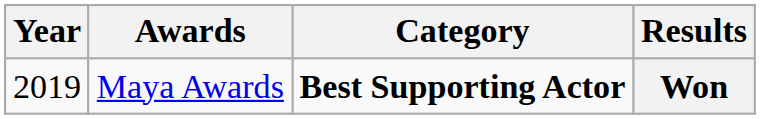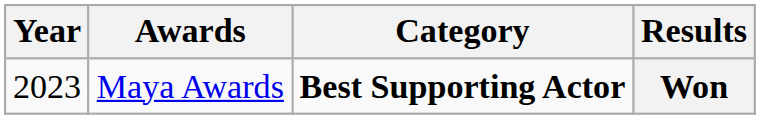(47, 85) 2019 -> (47, 85) 2023
